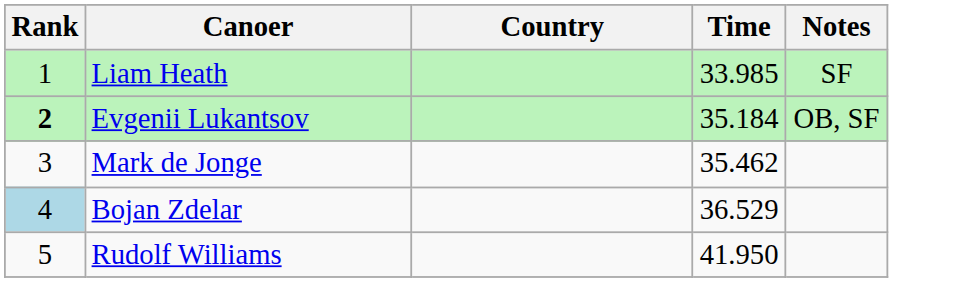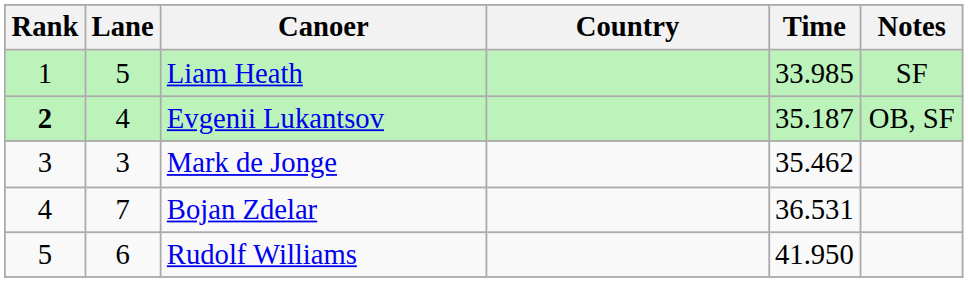+ column: (123, 27)
(739, 118) 35.184 -> (814, 118) 35.187
(45, 208) lightblue background -> (45, 208) no background
(739, 208) 36.529 -> (814, 208) 36.531
